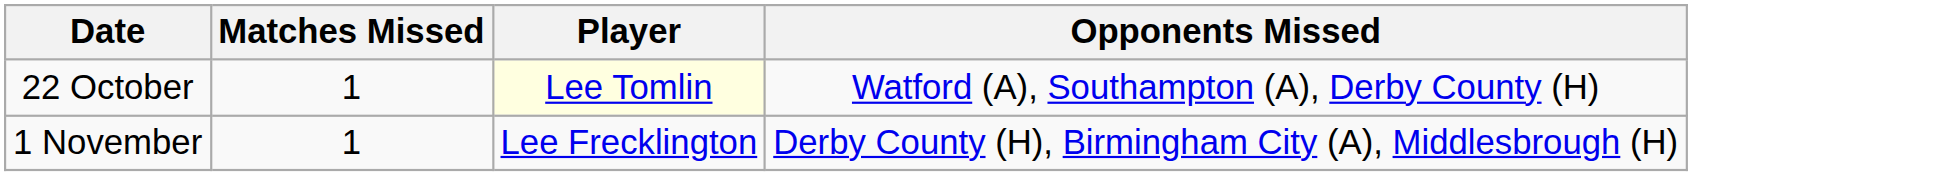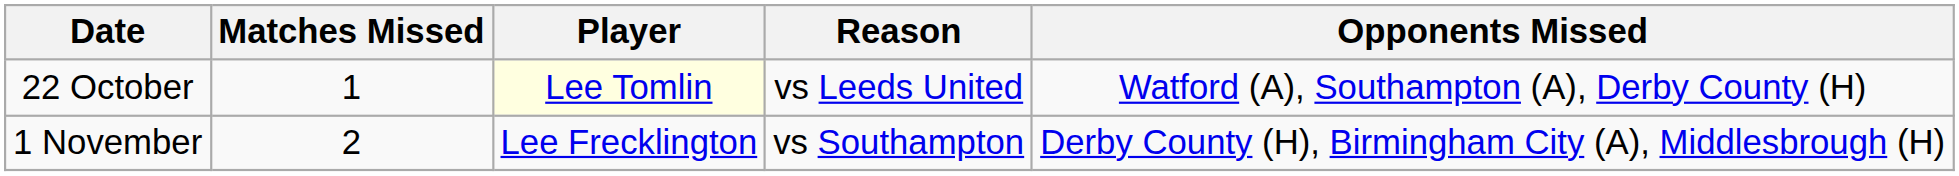+ column: (899, 32)
(351, 142) 1 -> (351, 142) 2
